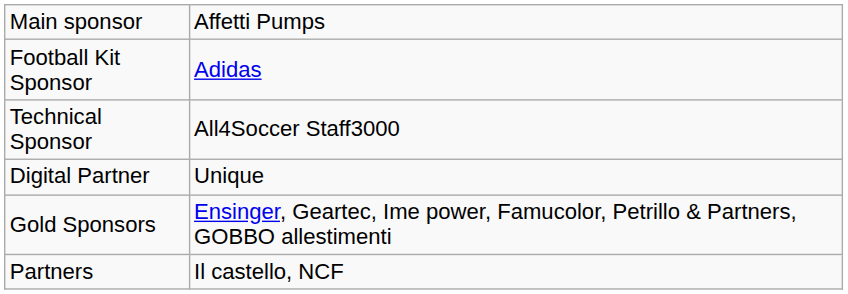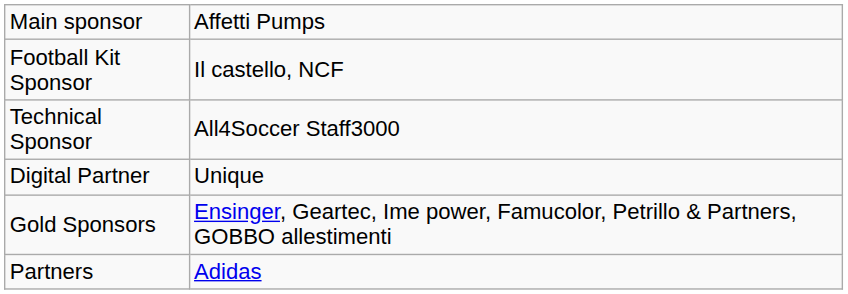(228, 69) Adidas -> (269, 69) Il castello, NCF
(269, 271) Il castello, NCF -> (228, 271) Adidas
